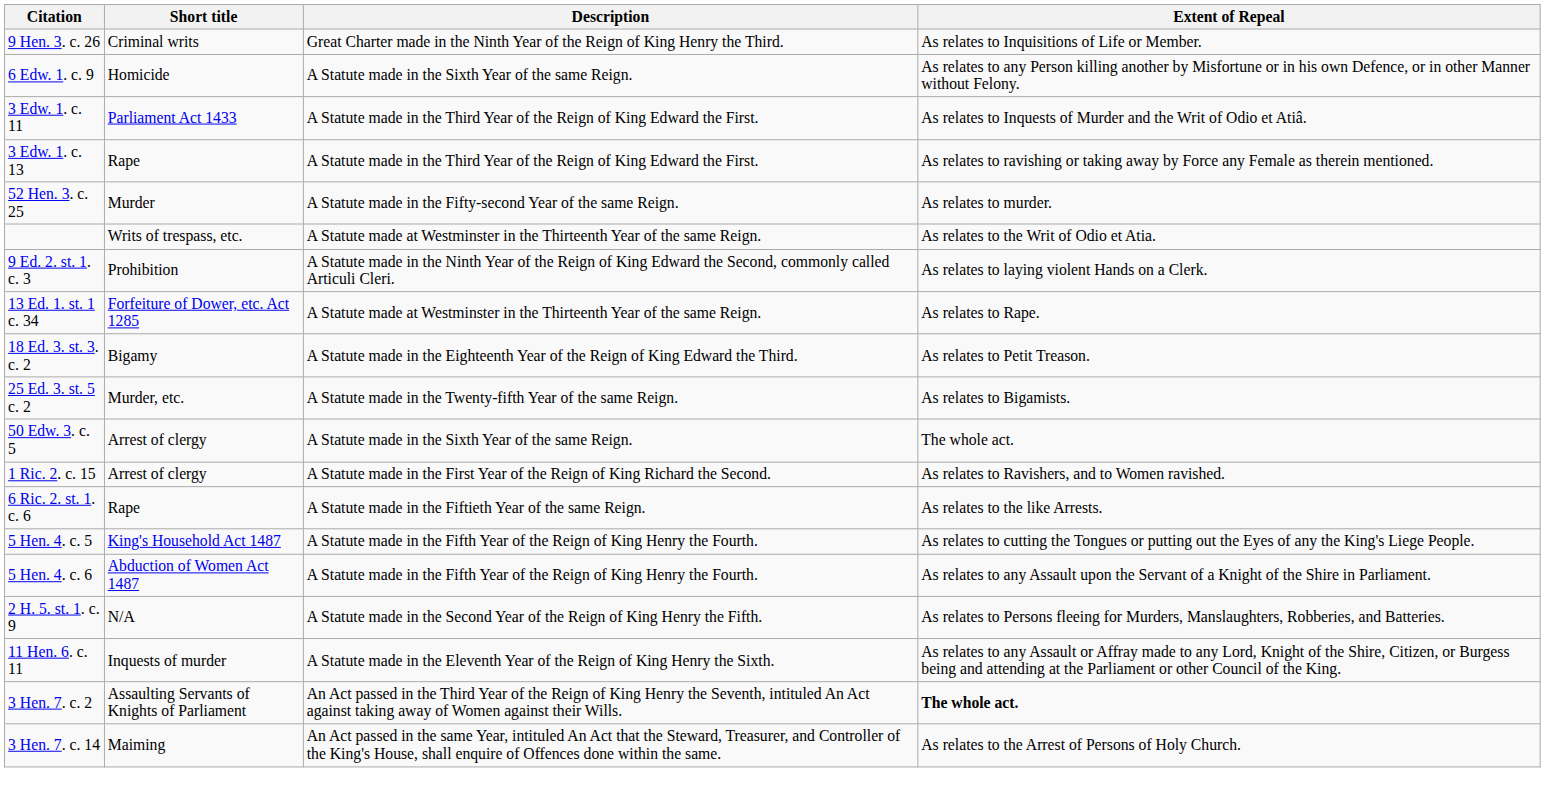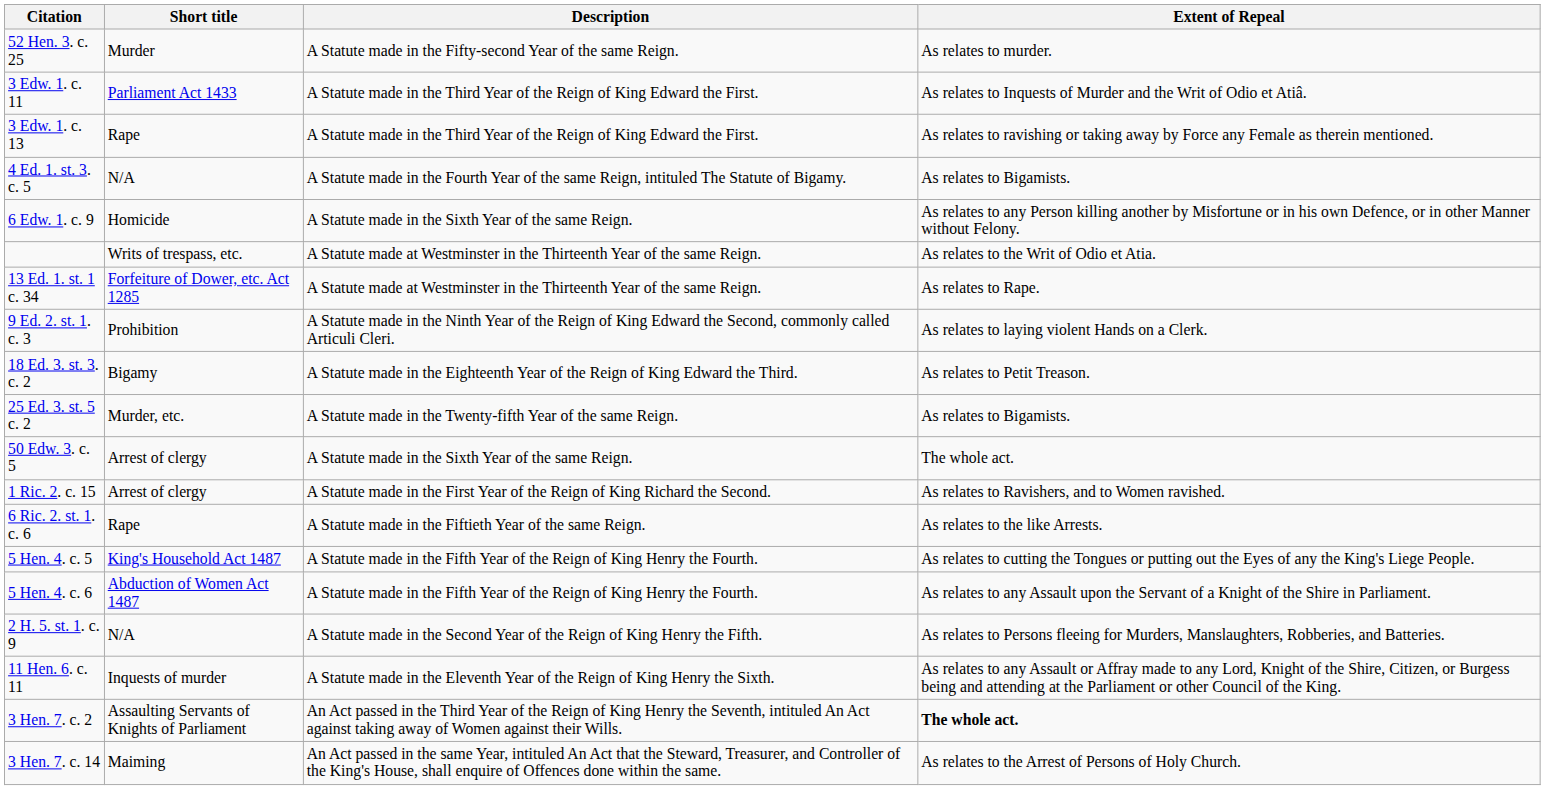- row: (54, 41)
rows swapped: (48, 203) <-> (51, 75)
+ row: (49, 178)
rows swapped: (51, 312) <-> (49, 270)
